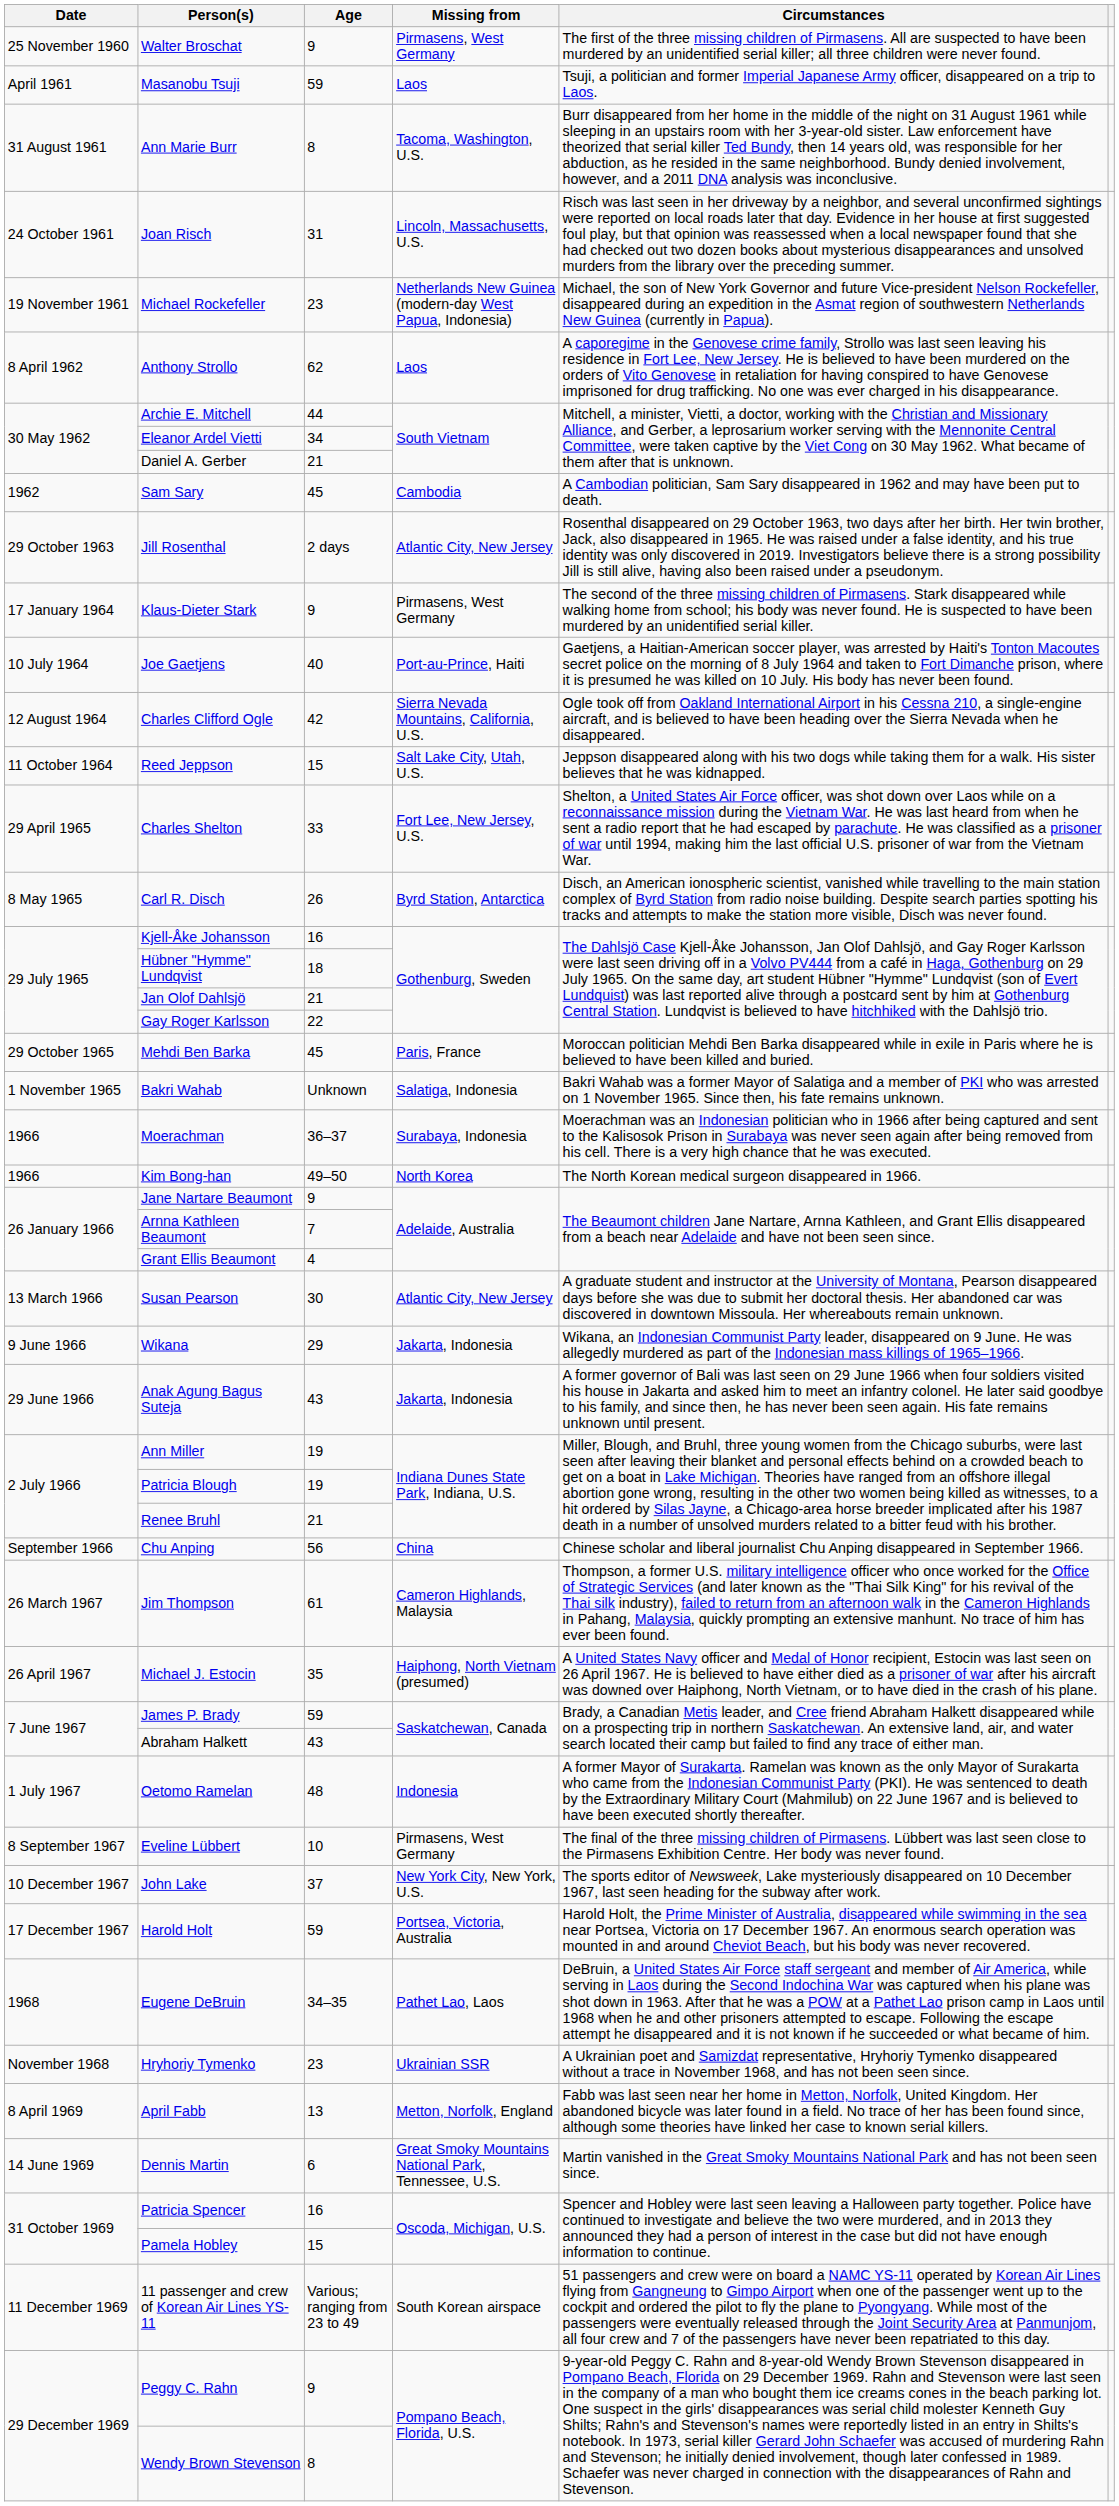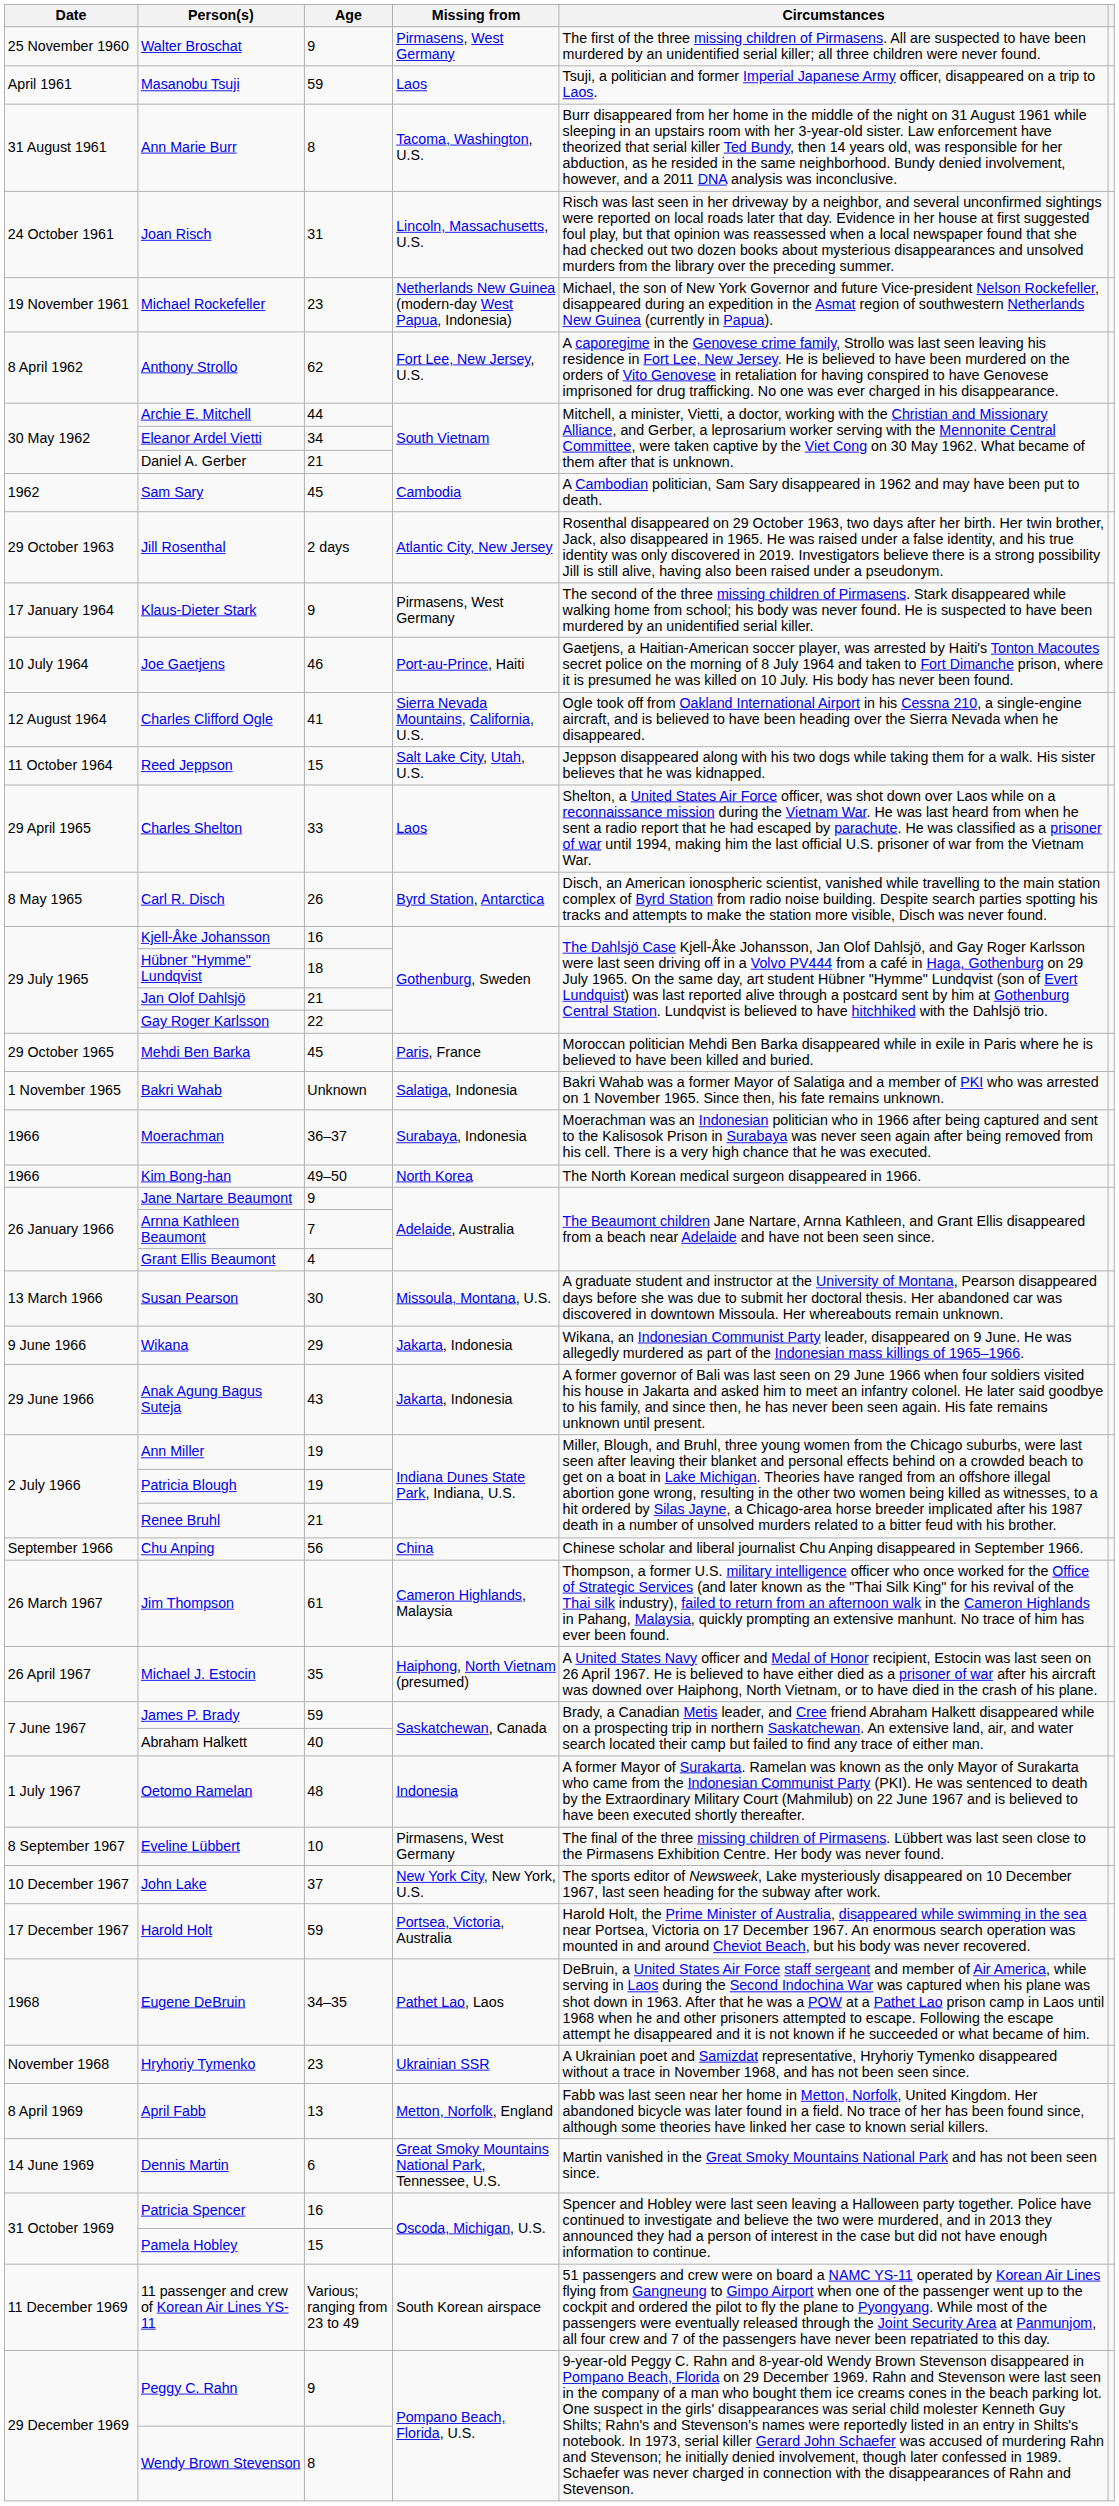(412, 367) Laos -> (465, 367) Fort Lee, New Jersey, U.S.
(315, 664) 40 -> (315, 664) 46
(315, 719) 42 -> (315, 719) 41
(465, 828) Fort Lee, New Jersey, U.S. -> (412, 828) Laos
(474, 1298) Atlantic City, New Jersey -> (474, 1298) Missoula, Montana, U.S.
(315, 1742) 43 -> (315, 1742) 40
